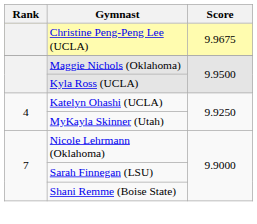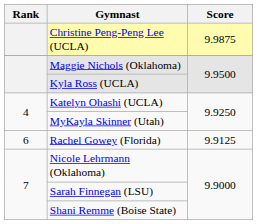(220, 39) 9.9675 -> (220, 39) 9.9875
+ row: (105, 140)
